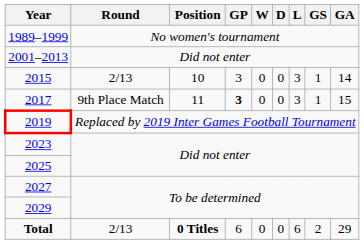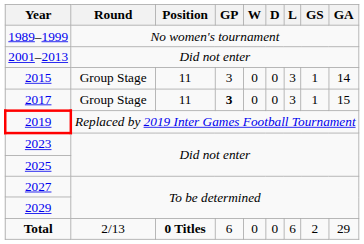(121, 78) 2/13 -> (113, 78) Group Stage
(198, 78) 10 -> (185, 78) 11
(121, 99) 9th Place Match -> (113, 99) Group Stage
